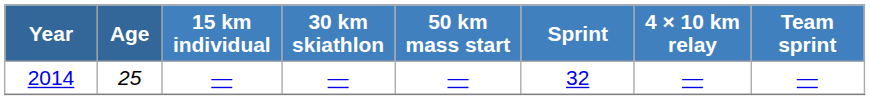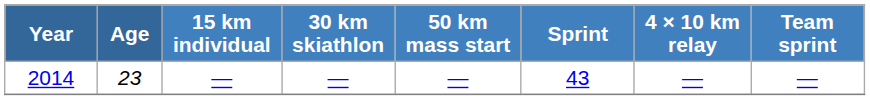(130, 78) 25 -> (130, 78) 23
(578, 78) 32 -> (578, 78) 43
